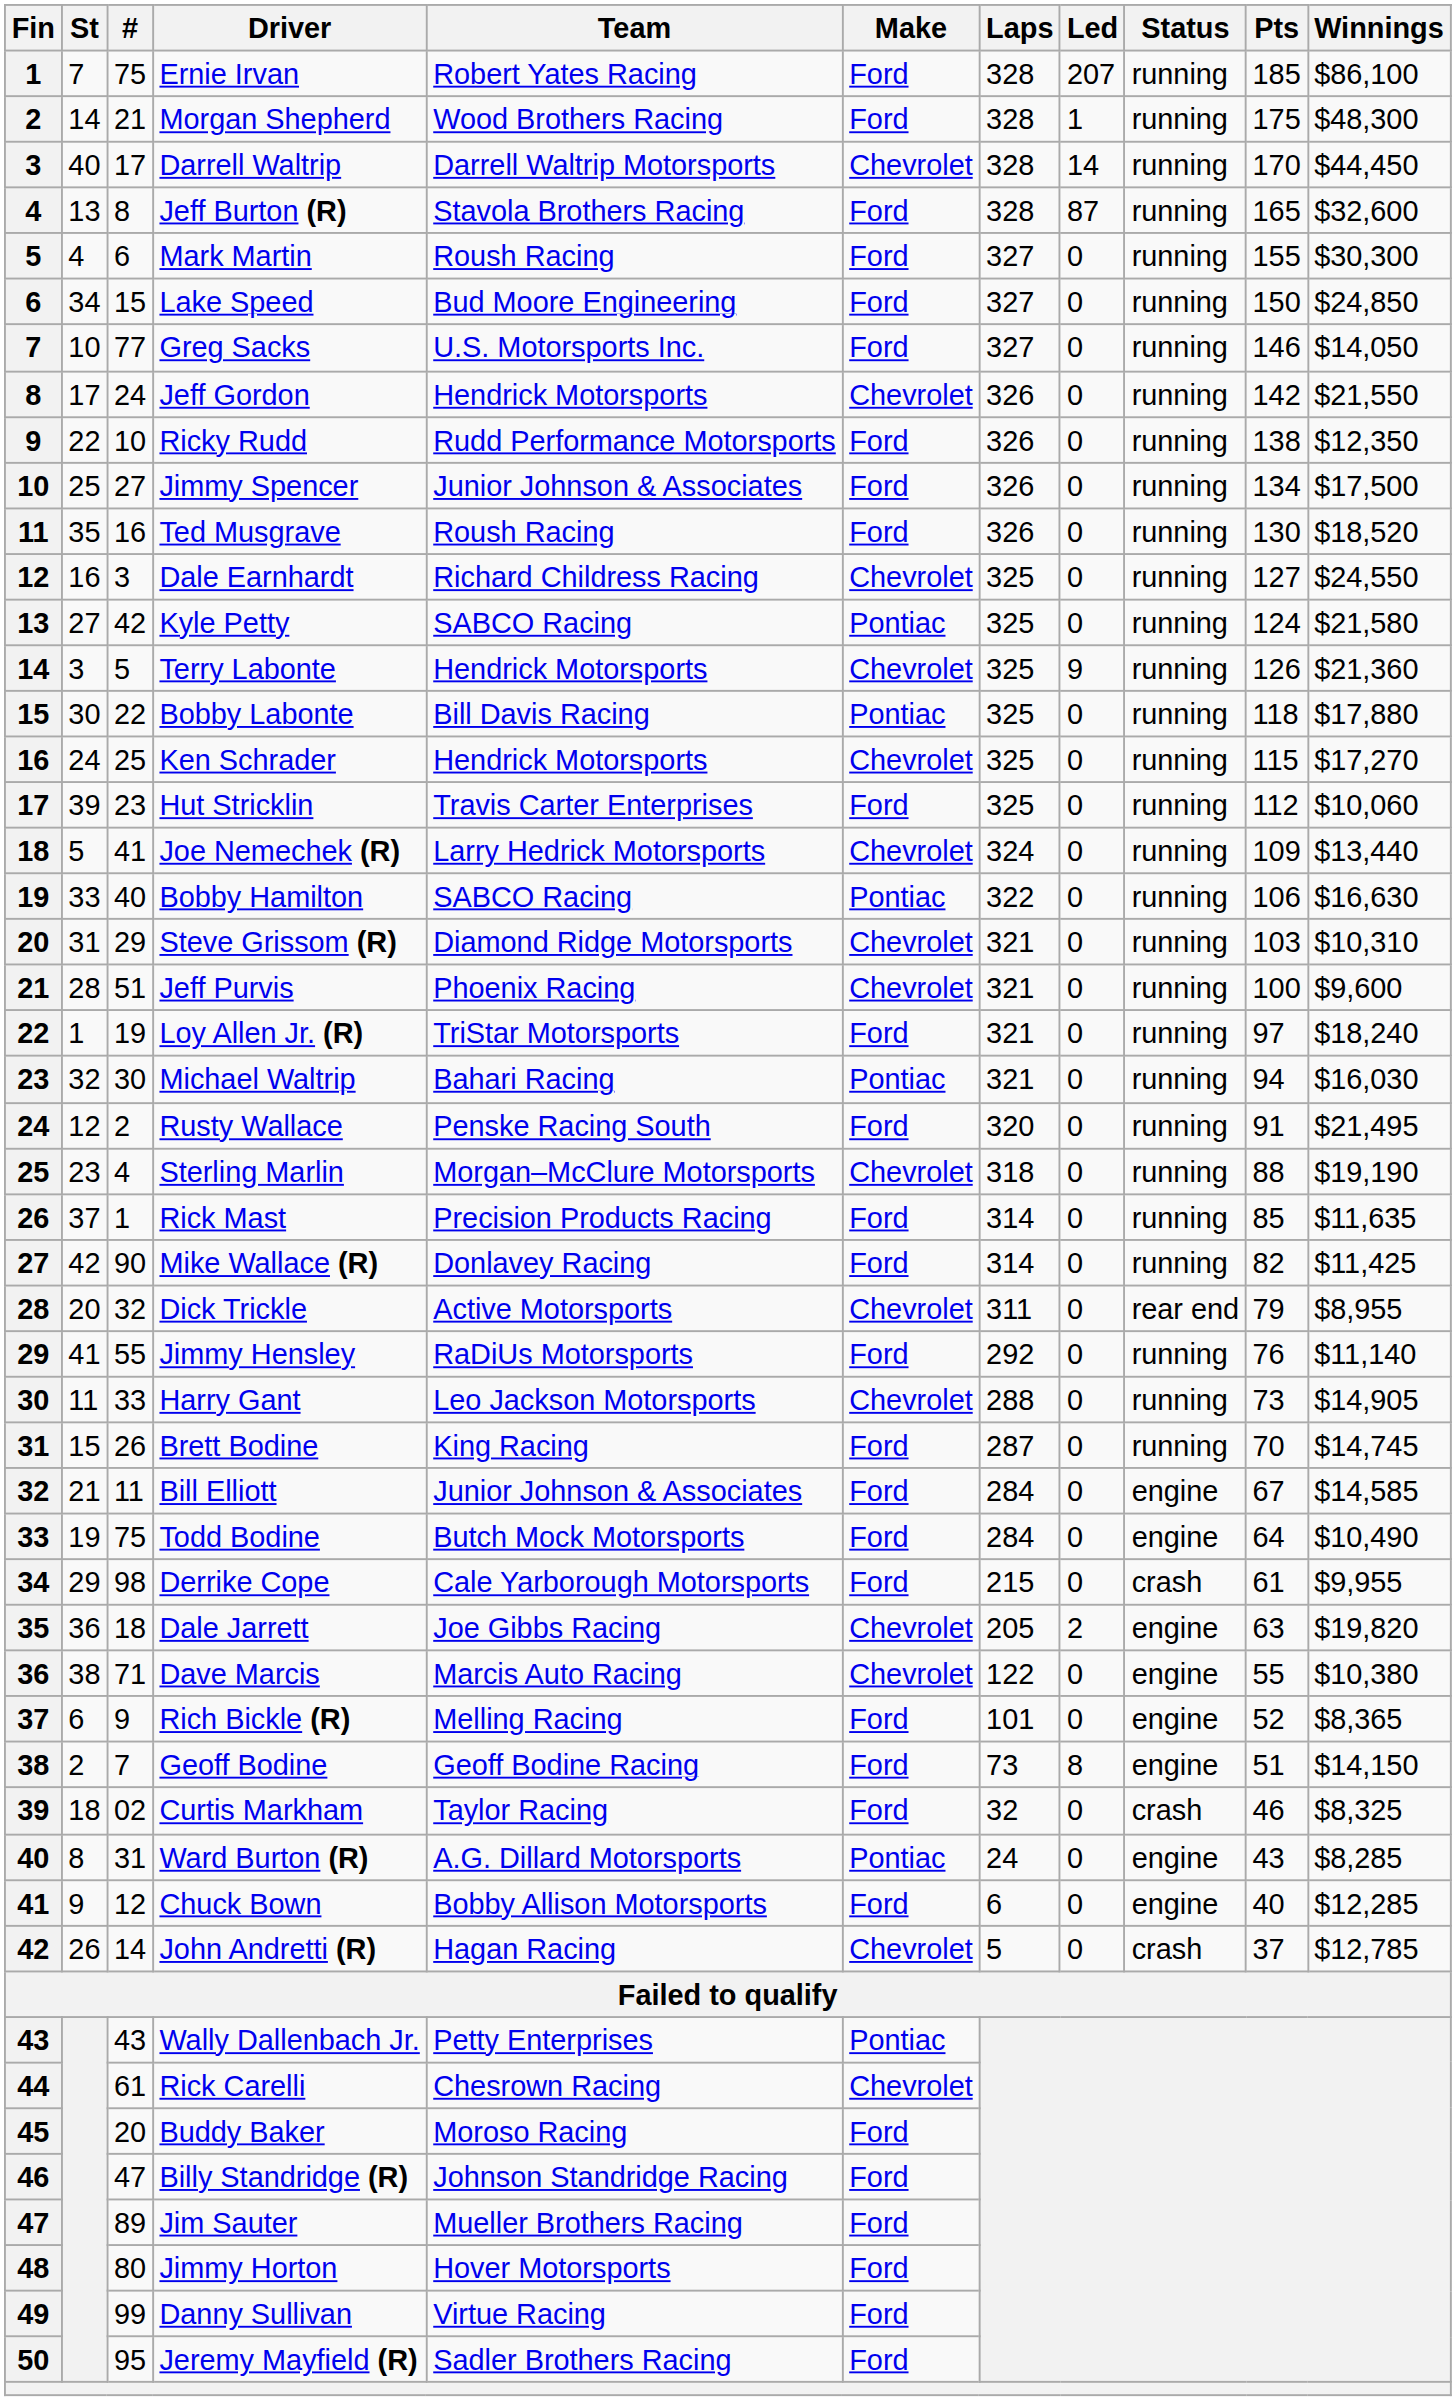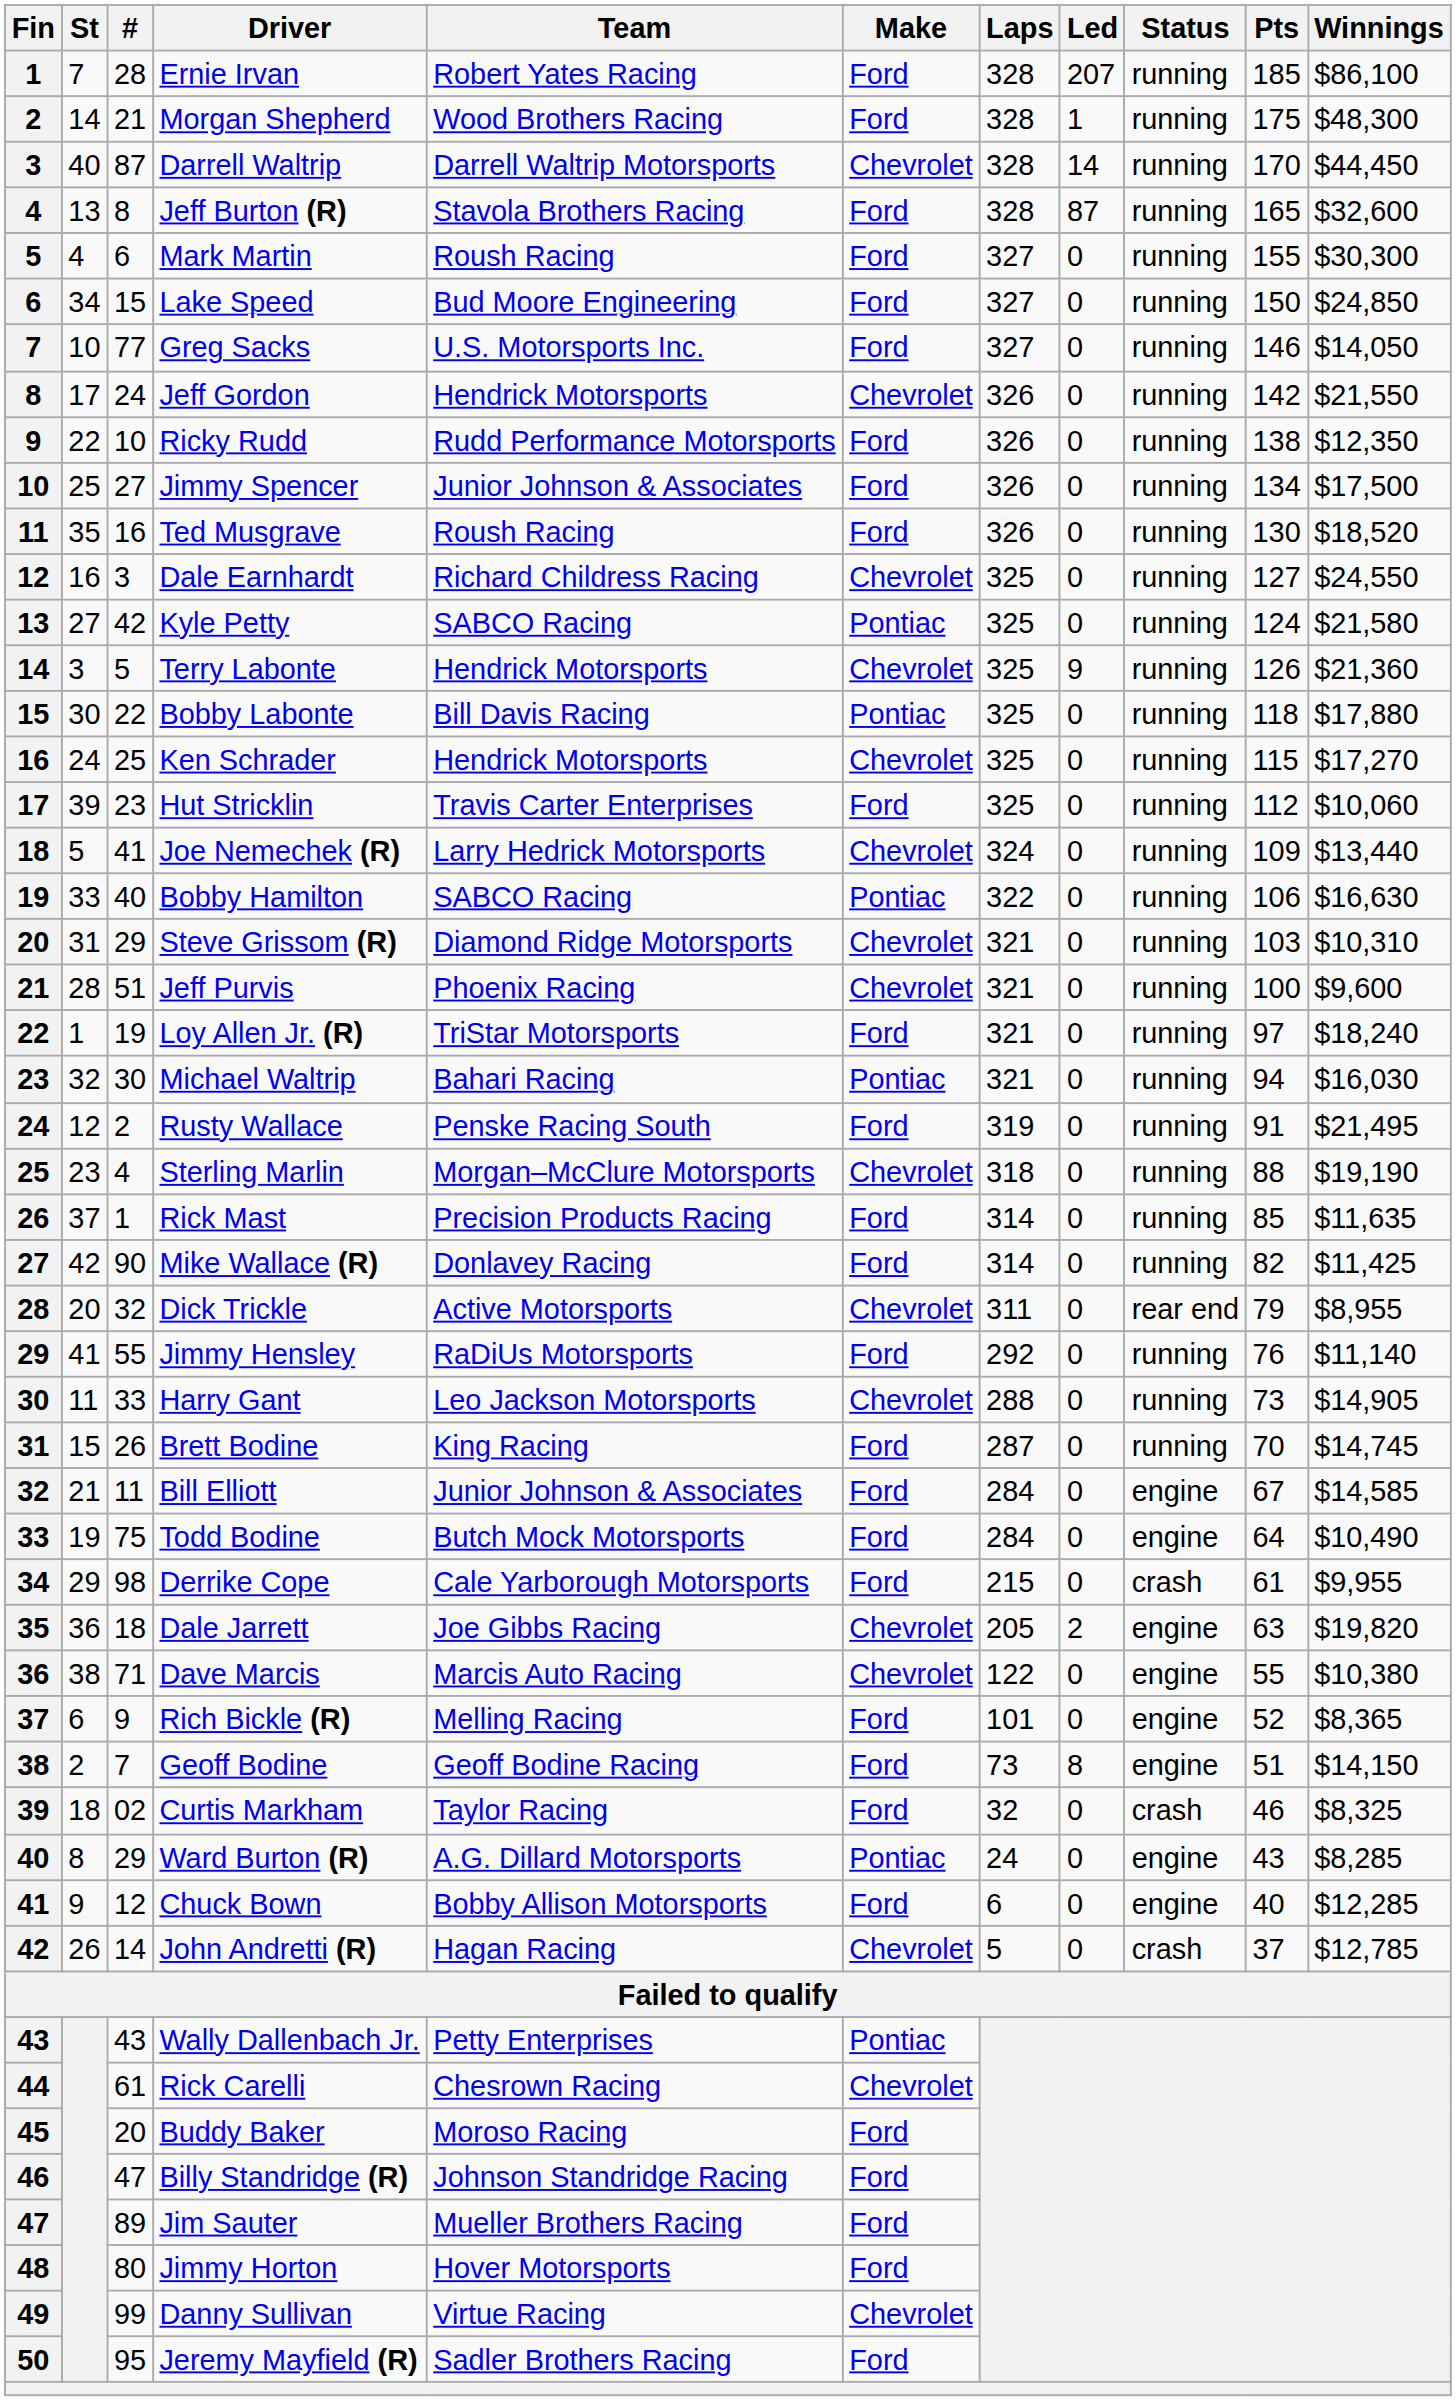(130, 74) 75 -> (130, 74) 28
(130, 165) 17 -> (130, 165) 87
(1010, 1125) 320 -> (1010, 1125) 319
(130, 1857) 31 -> (130, 1857) 29
(879, 2314) Ford -> (911, 2314) Chevrolet
